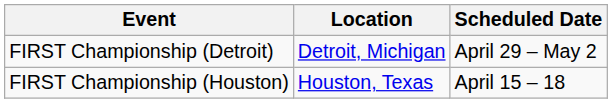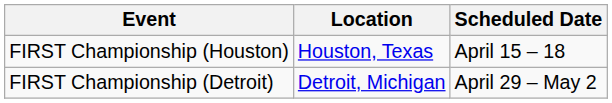rows swapped: (149, 82) <-> (141, 51)
